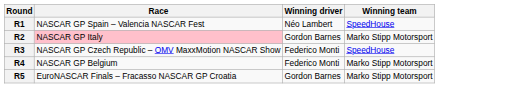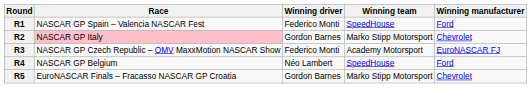+ column: (480, 10)
(308, 24) Néo Lambert -> (312, 24) Federico Monti
(370, 50) SpeedHouse -> (385, 50) Academy Motorsport
(312, 63) Federico Monti -> (308, 63) Néo Lambert
(389, 63) Marko Stipp Motorsport -> (370, 63) SpeedHouse
